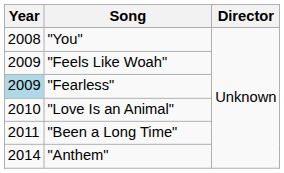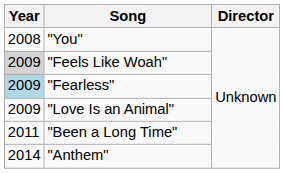(24, 62) no background -> (24, 62) lightgrey background
(24, 109) 2010 -> (24, 109) 2009
